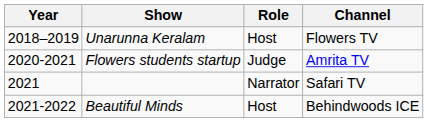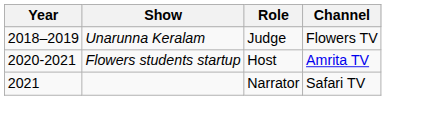(262, 38) Host -> (267, 38) Judge
(267, 60) Judge -> (262, 60) Host
- row: (134, 106)
